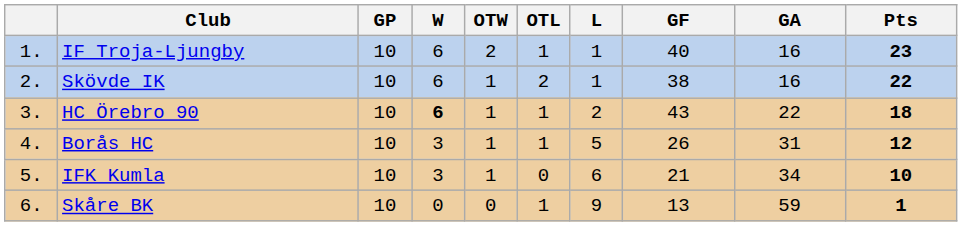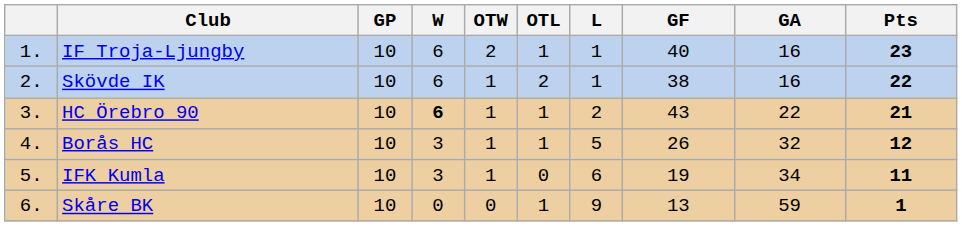(901, 113) 18 -> (901, 113) 21
(790, 144) 31 -> (790, 144) 32
(678, 175) 21 -> (678, 175) 19
(901, 175) 10 -> (901, 175) 11
